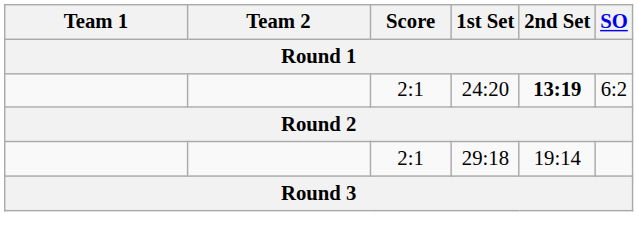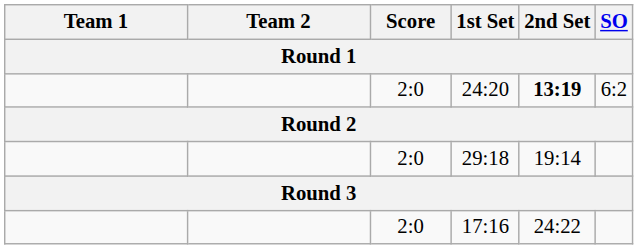(411, 90) 2:1 -> (411, 90) 2:0
(411, 158) 2:1 -> (411, 158) 2:0
+ row: (485, 227)
